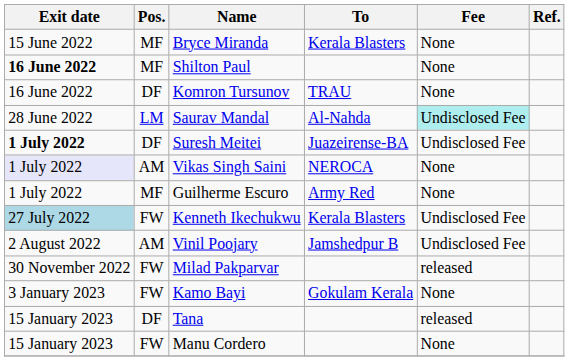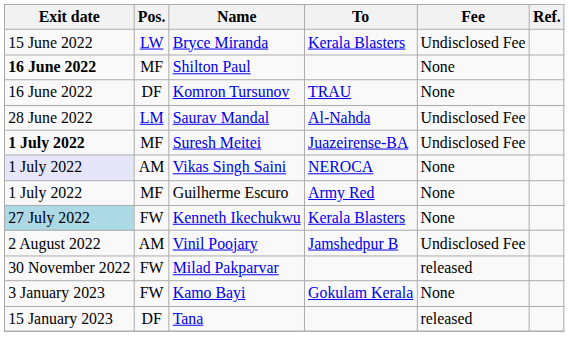(152, 42) MF -> (152, 42) LW
(438, 42) None -> (473, 42) Undisclosed Fee
(473, 117) paleturquoise background -> (473, 117) no background
(152, 142) DF -> (152, 142) MF
(473, 218) Undisclosed Fee -> (438, 218) None
- row: (219, 343)
